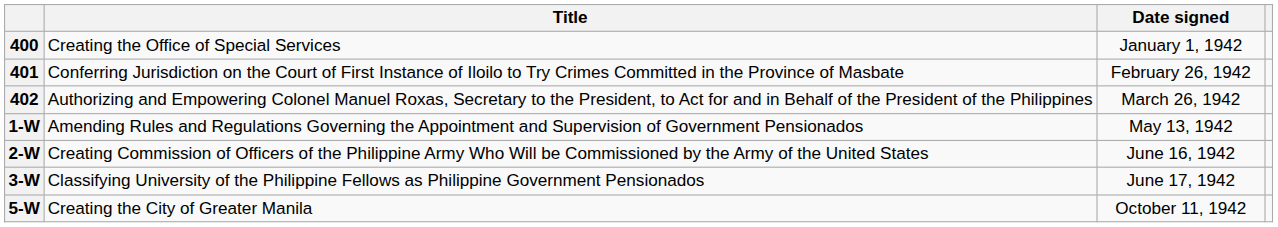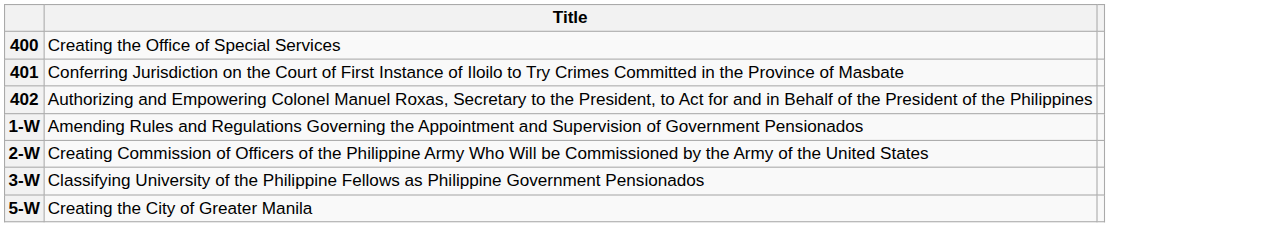- column: (1181, 18)
